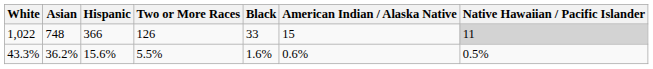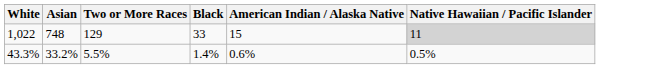- column: (107, 14)
(146, 34) 126 -> (93, 34) 129
(62, 53) 36.2% -> (62, 53) 33.2%
(259, 53) 1.6% -> (206, 53) 1.4%
